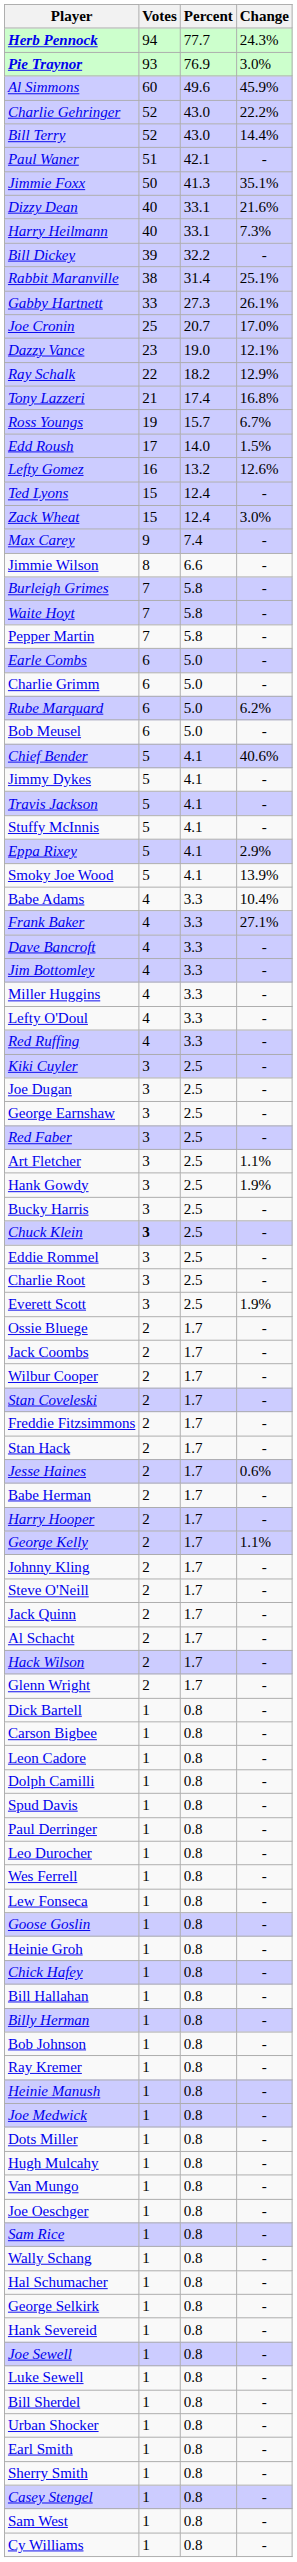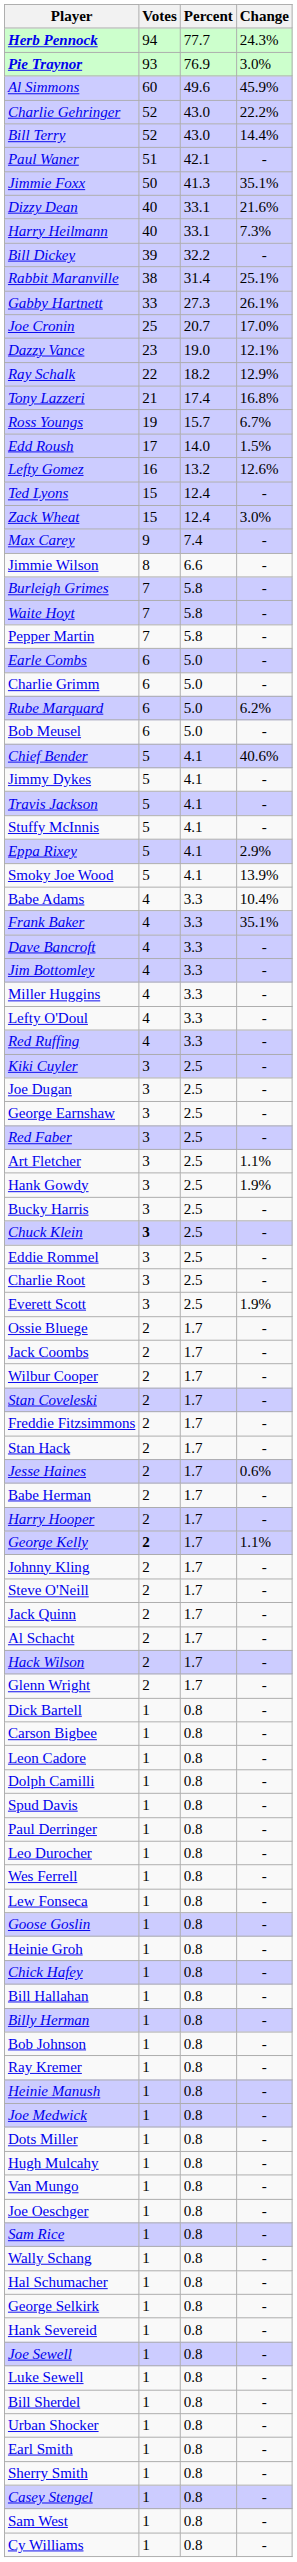(259, 922) 27.1% -> (259, 922) 35.1%
(146, 1542) normal -> (146, 1542) bold
